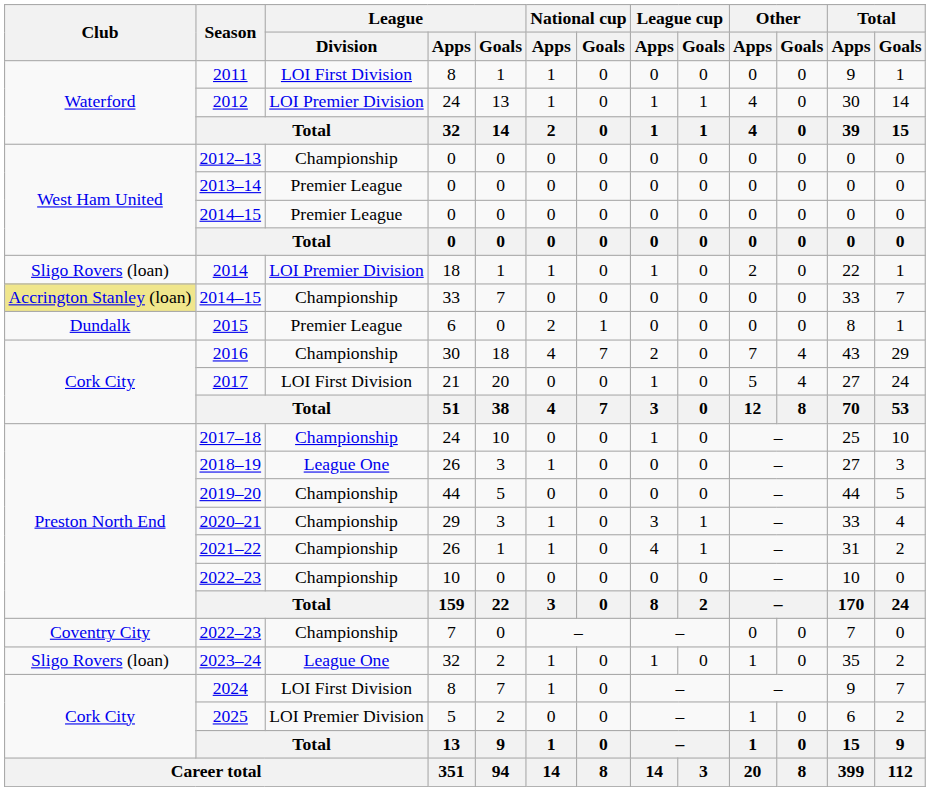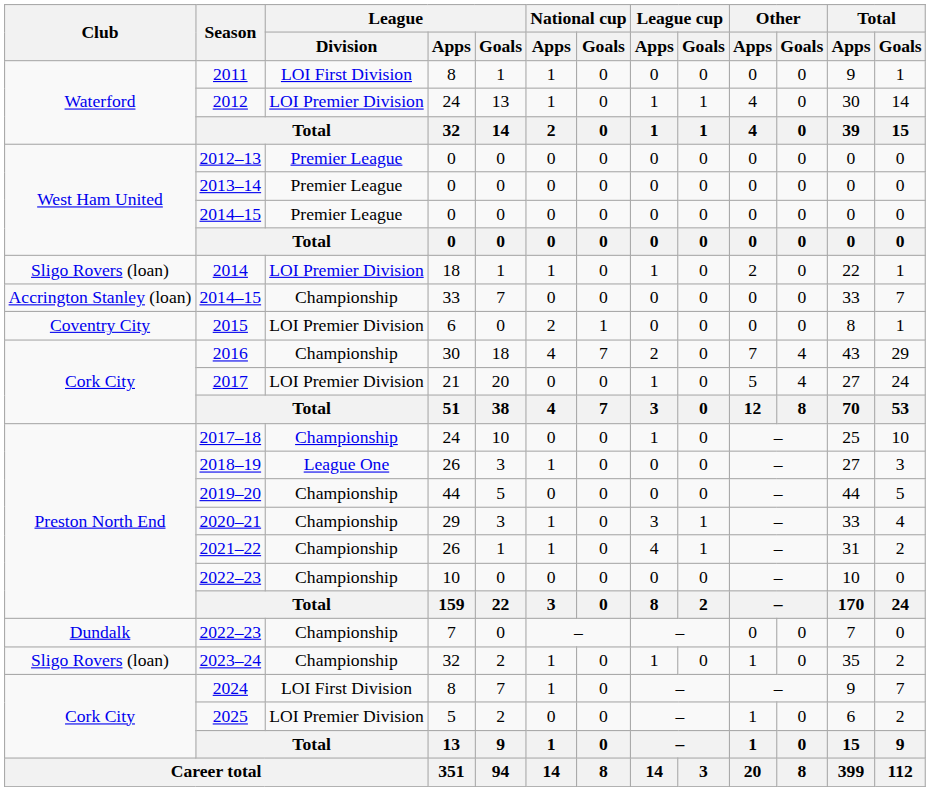(346, 158) Championship -> (346, 158) Premier League
(100, 297) khaki background -> (100, 297) no background
(100, 325) Dundalk -> (100, 325) Coventry City
(346, 325) Premier League -> (346, 325) LOI Premier Division
(346, 381) LOI First Division -> (346, 381) LOI Premier Division
(100, 632) Coventry City -> (100, 632) Dundalk
(346, 660) League One -> (346, 660) Championship
